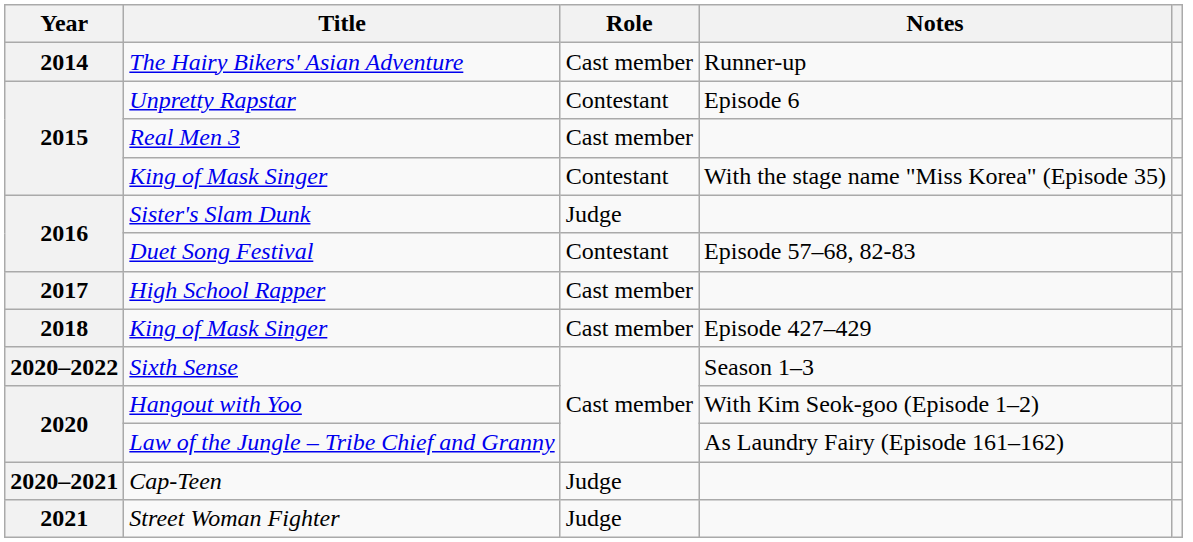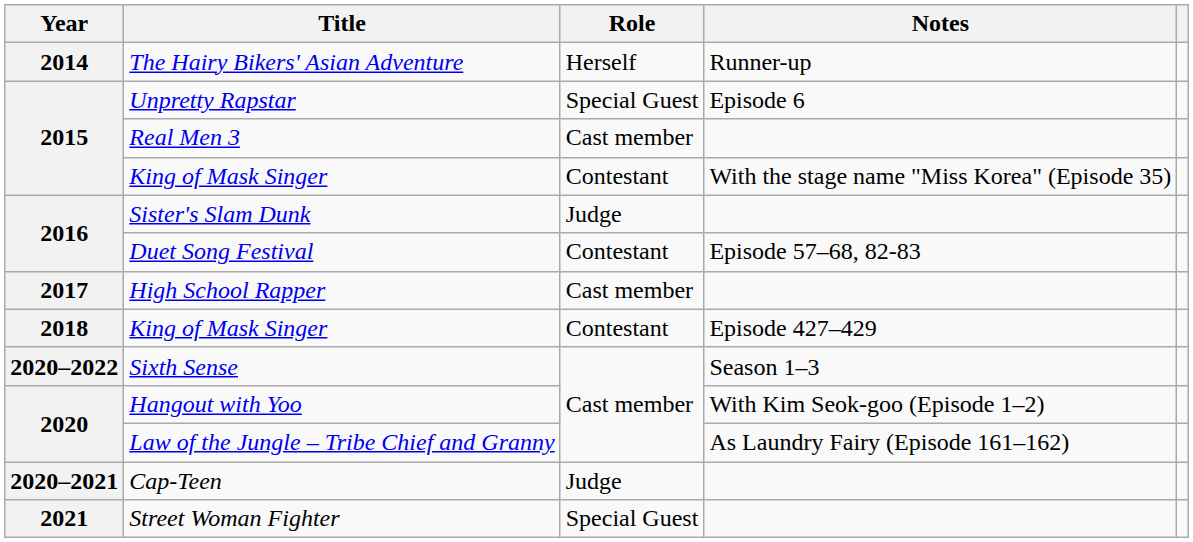(629, 61) Cast member -> (601, 61) Herself
(617, 99) Contestant -> (632, 99) Special Guest
(629, 328) Cast member -> (617, 328) Contestant
(594, 518) Judge -> (632, 518) Special Guest
